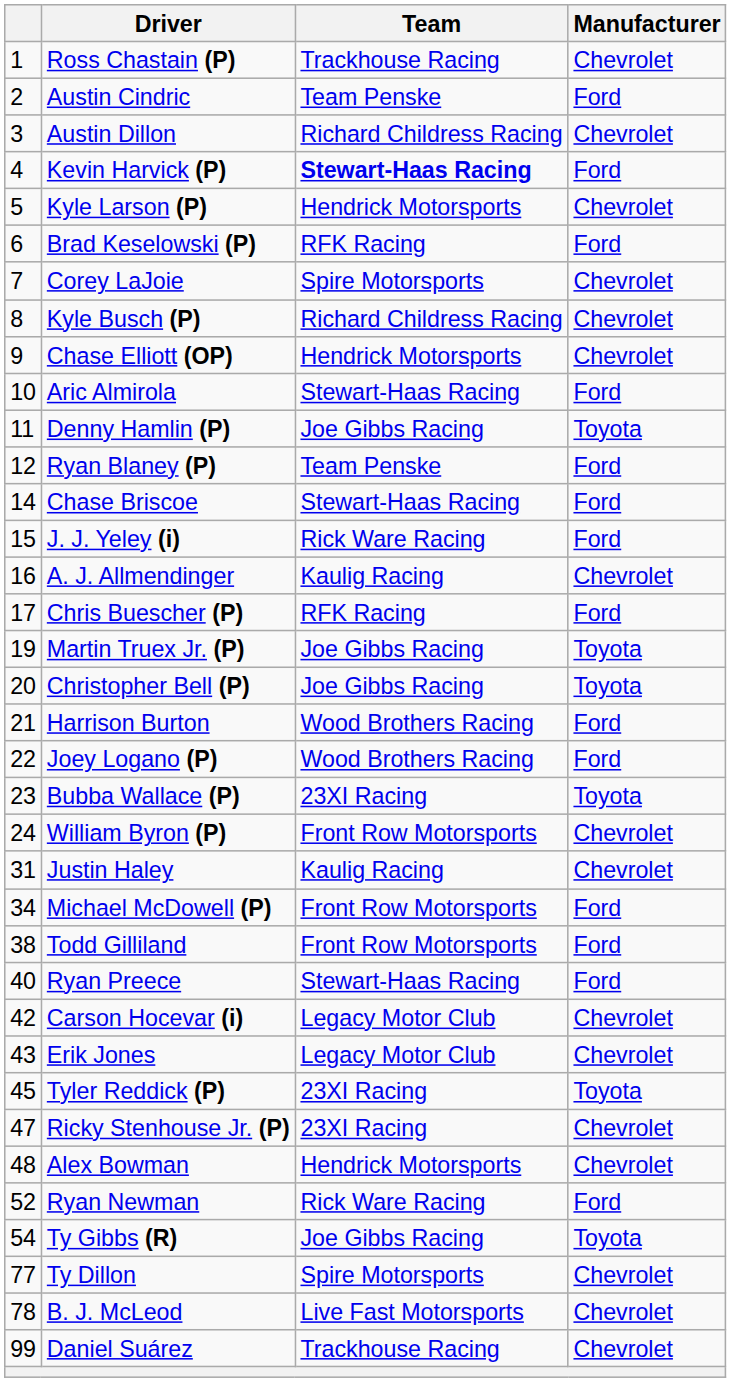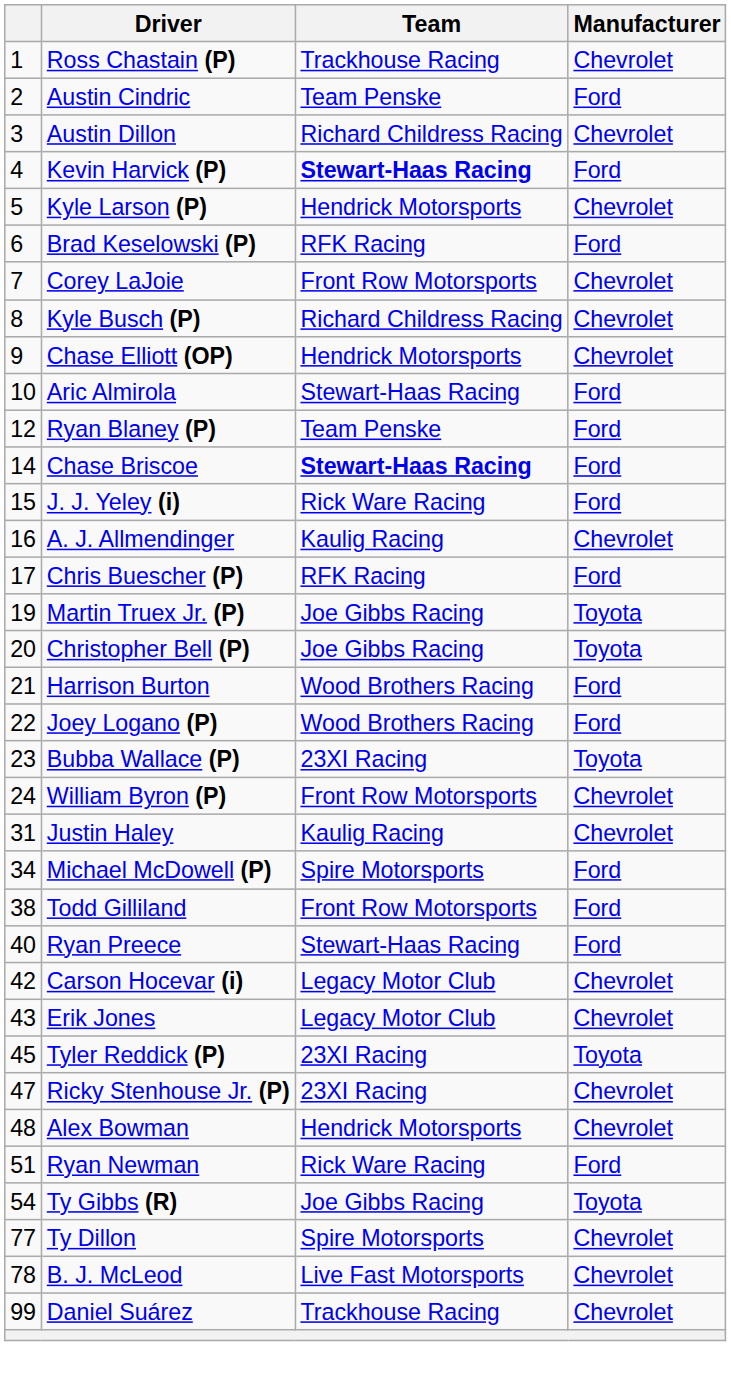(392, 281) Spire Motorsports -> (419, 281) Front Row Motorsports
- row: (139, 428)
(410, 502) normal -> (416, 465) bold
(419, 907) Front Row Motorsports -> (392, 870) Spire Motorsports
(23, 1201) 52 -> (23, 1165) 51
